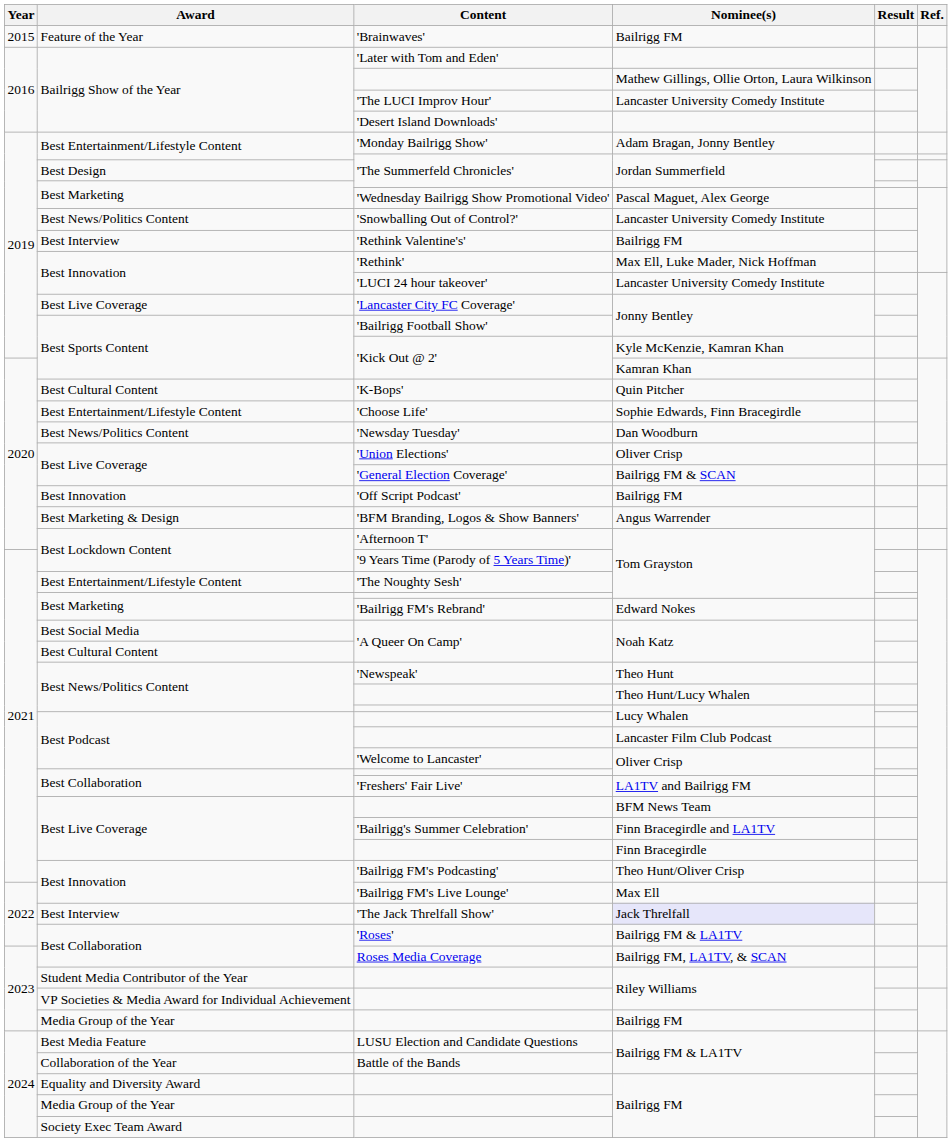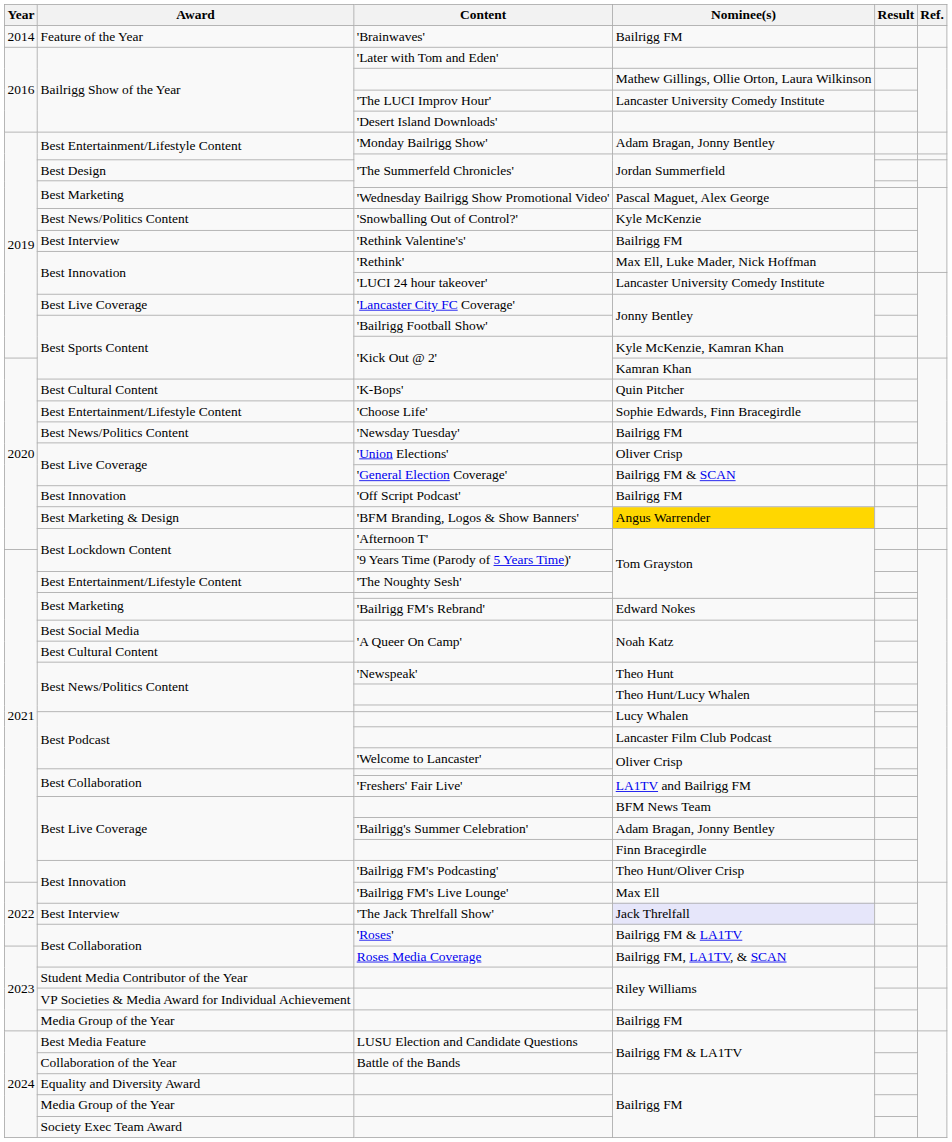(21, 36) 2015 -> (21, 36) 2014
(720, 219) Lancaster University Comedy Institute -> (658, 219) Kyle McKenzie
(657, 432) Dan Woodburn -> (649, 432) Bailrigg FM
(663, 517) no background -> (663, 517) gold background
(695, 828) Finn Bracegirdle and LA1TV -> (695, 828) Adam Bragan, Jonny Bentley
